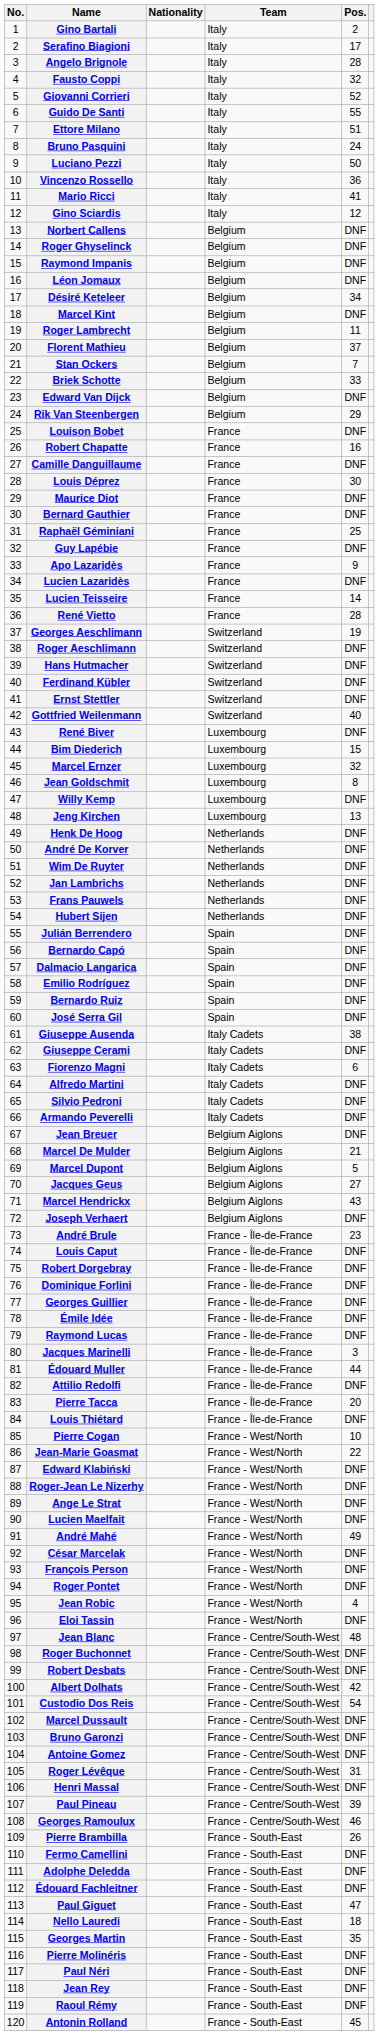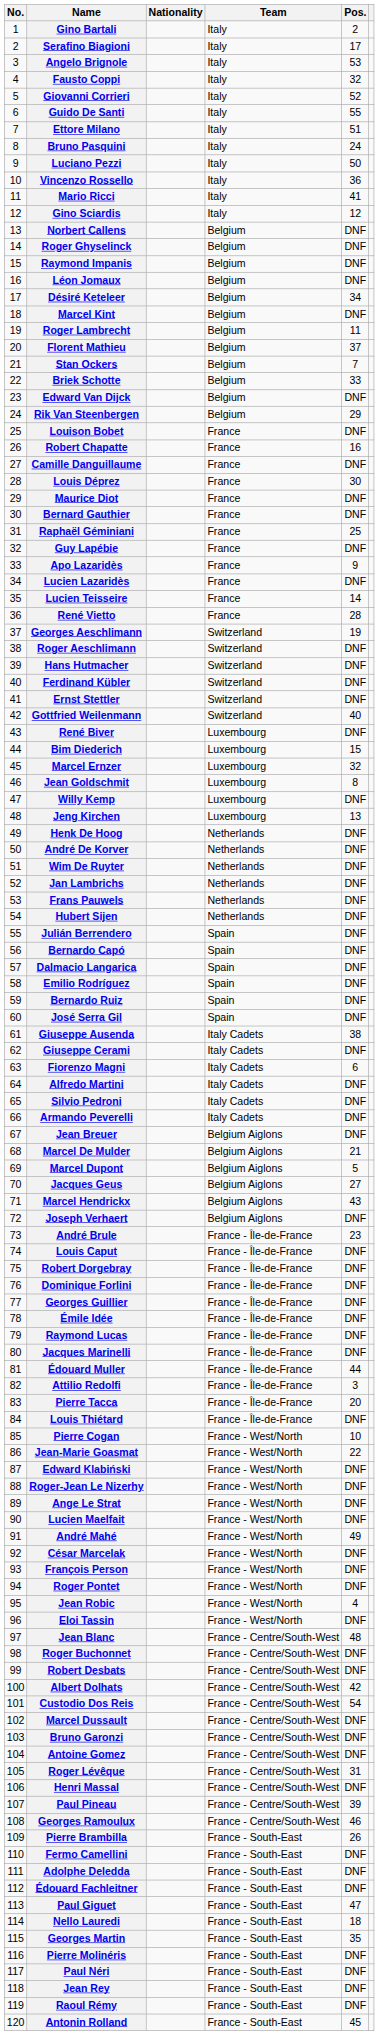(355, 63) 28 -> (355, 63) 53
(355, 1352) 3 -> (355, 1352) DNF
(355, 1386) DNF -> (355, 1386) 3
